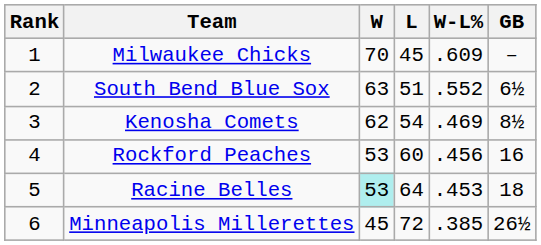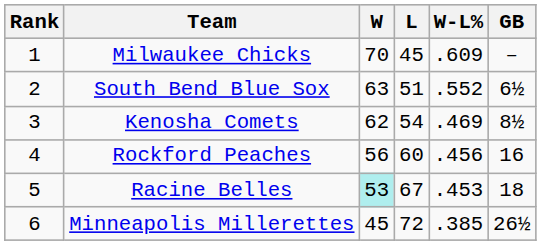(377, 156) 53 -> (377, 156) 56
(411, 190) 64 -> (411, 190) 67
